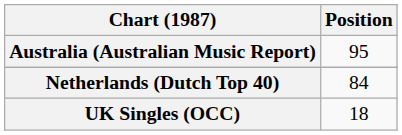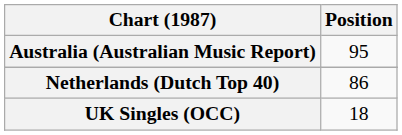(359, 82) 84 -> (359, 82) 86
